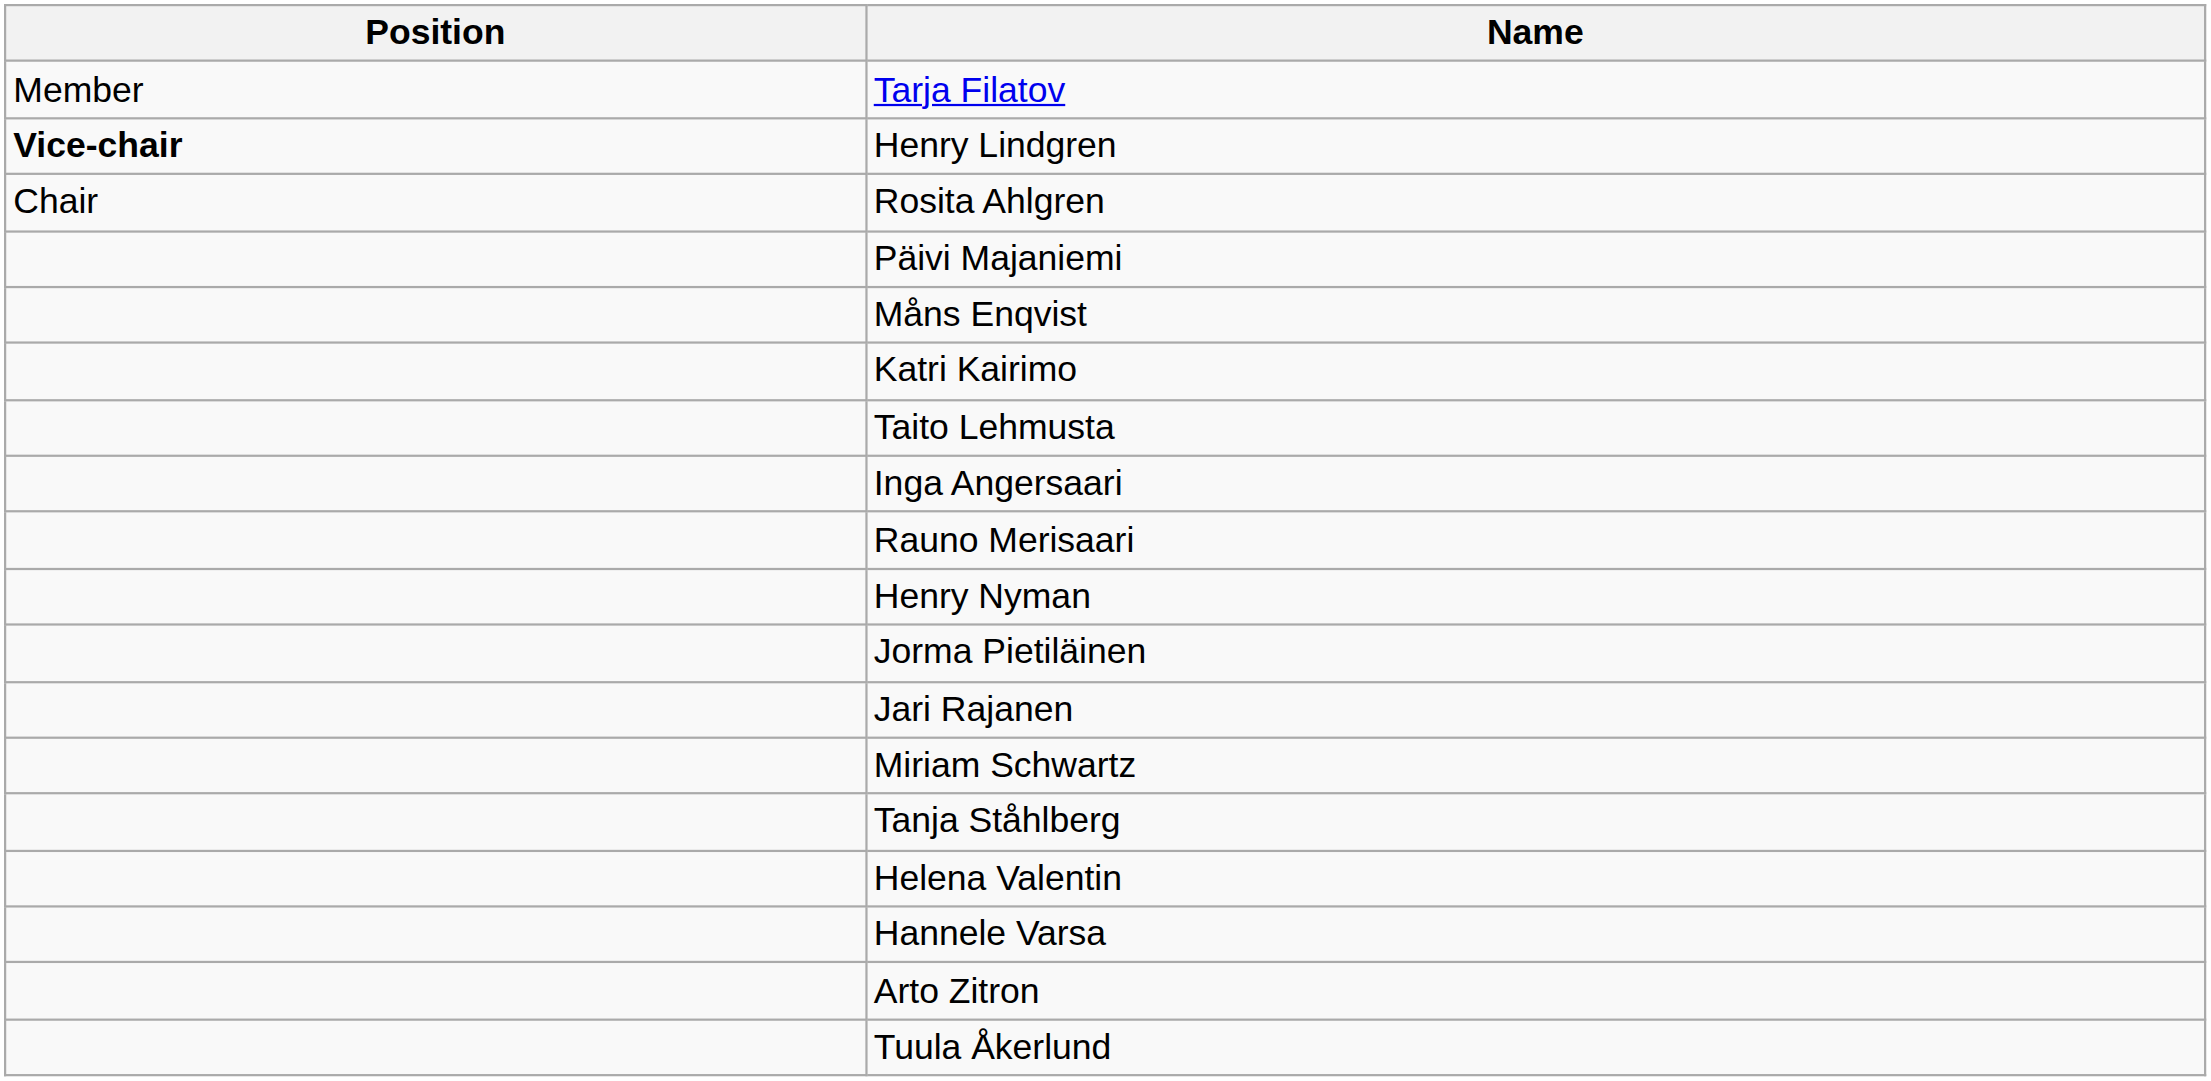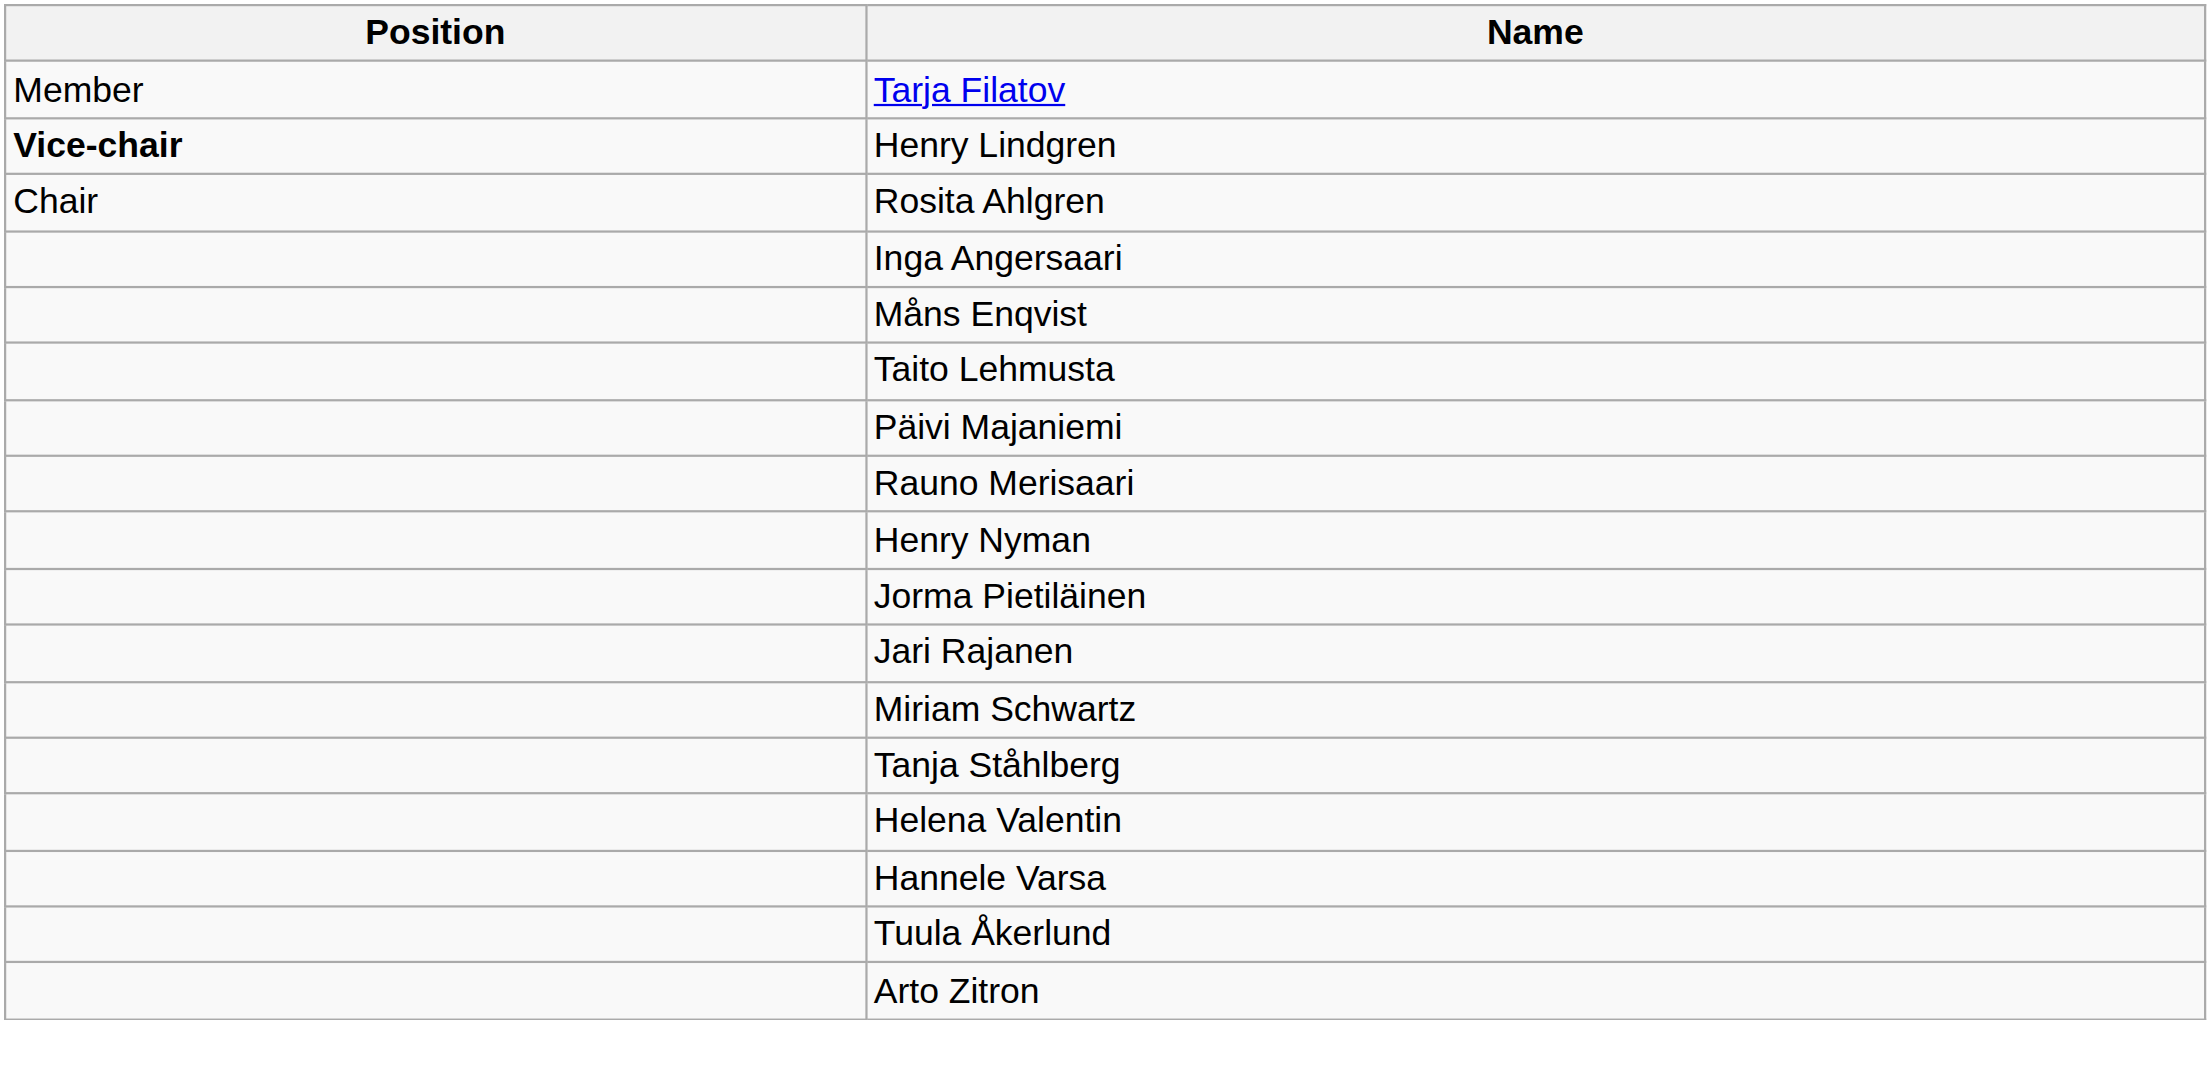rows swapped: (998, 483) <-> (998, 257)
- row: (975, 370)
rows swapped: (957, 990) <-> (993, 1046)
